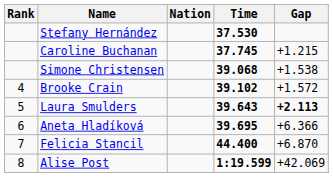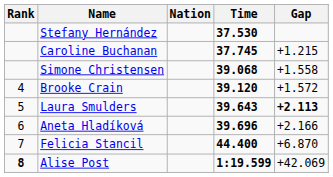(298, 70) +1.538 -> (298, 70) +1.558
(237, 88) 39.102 -> (237, 88) 39.120
(237, 126) 39.695 -> (237, 126) 39.696
(298, 126) +6.366 -> (298, 126) +2.166
(21, 163) normal -> (21, 163) bold
